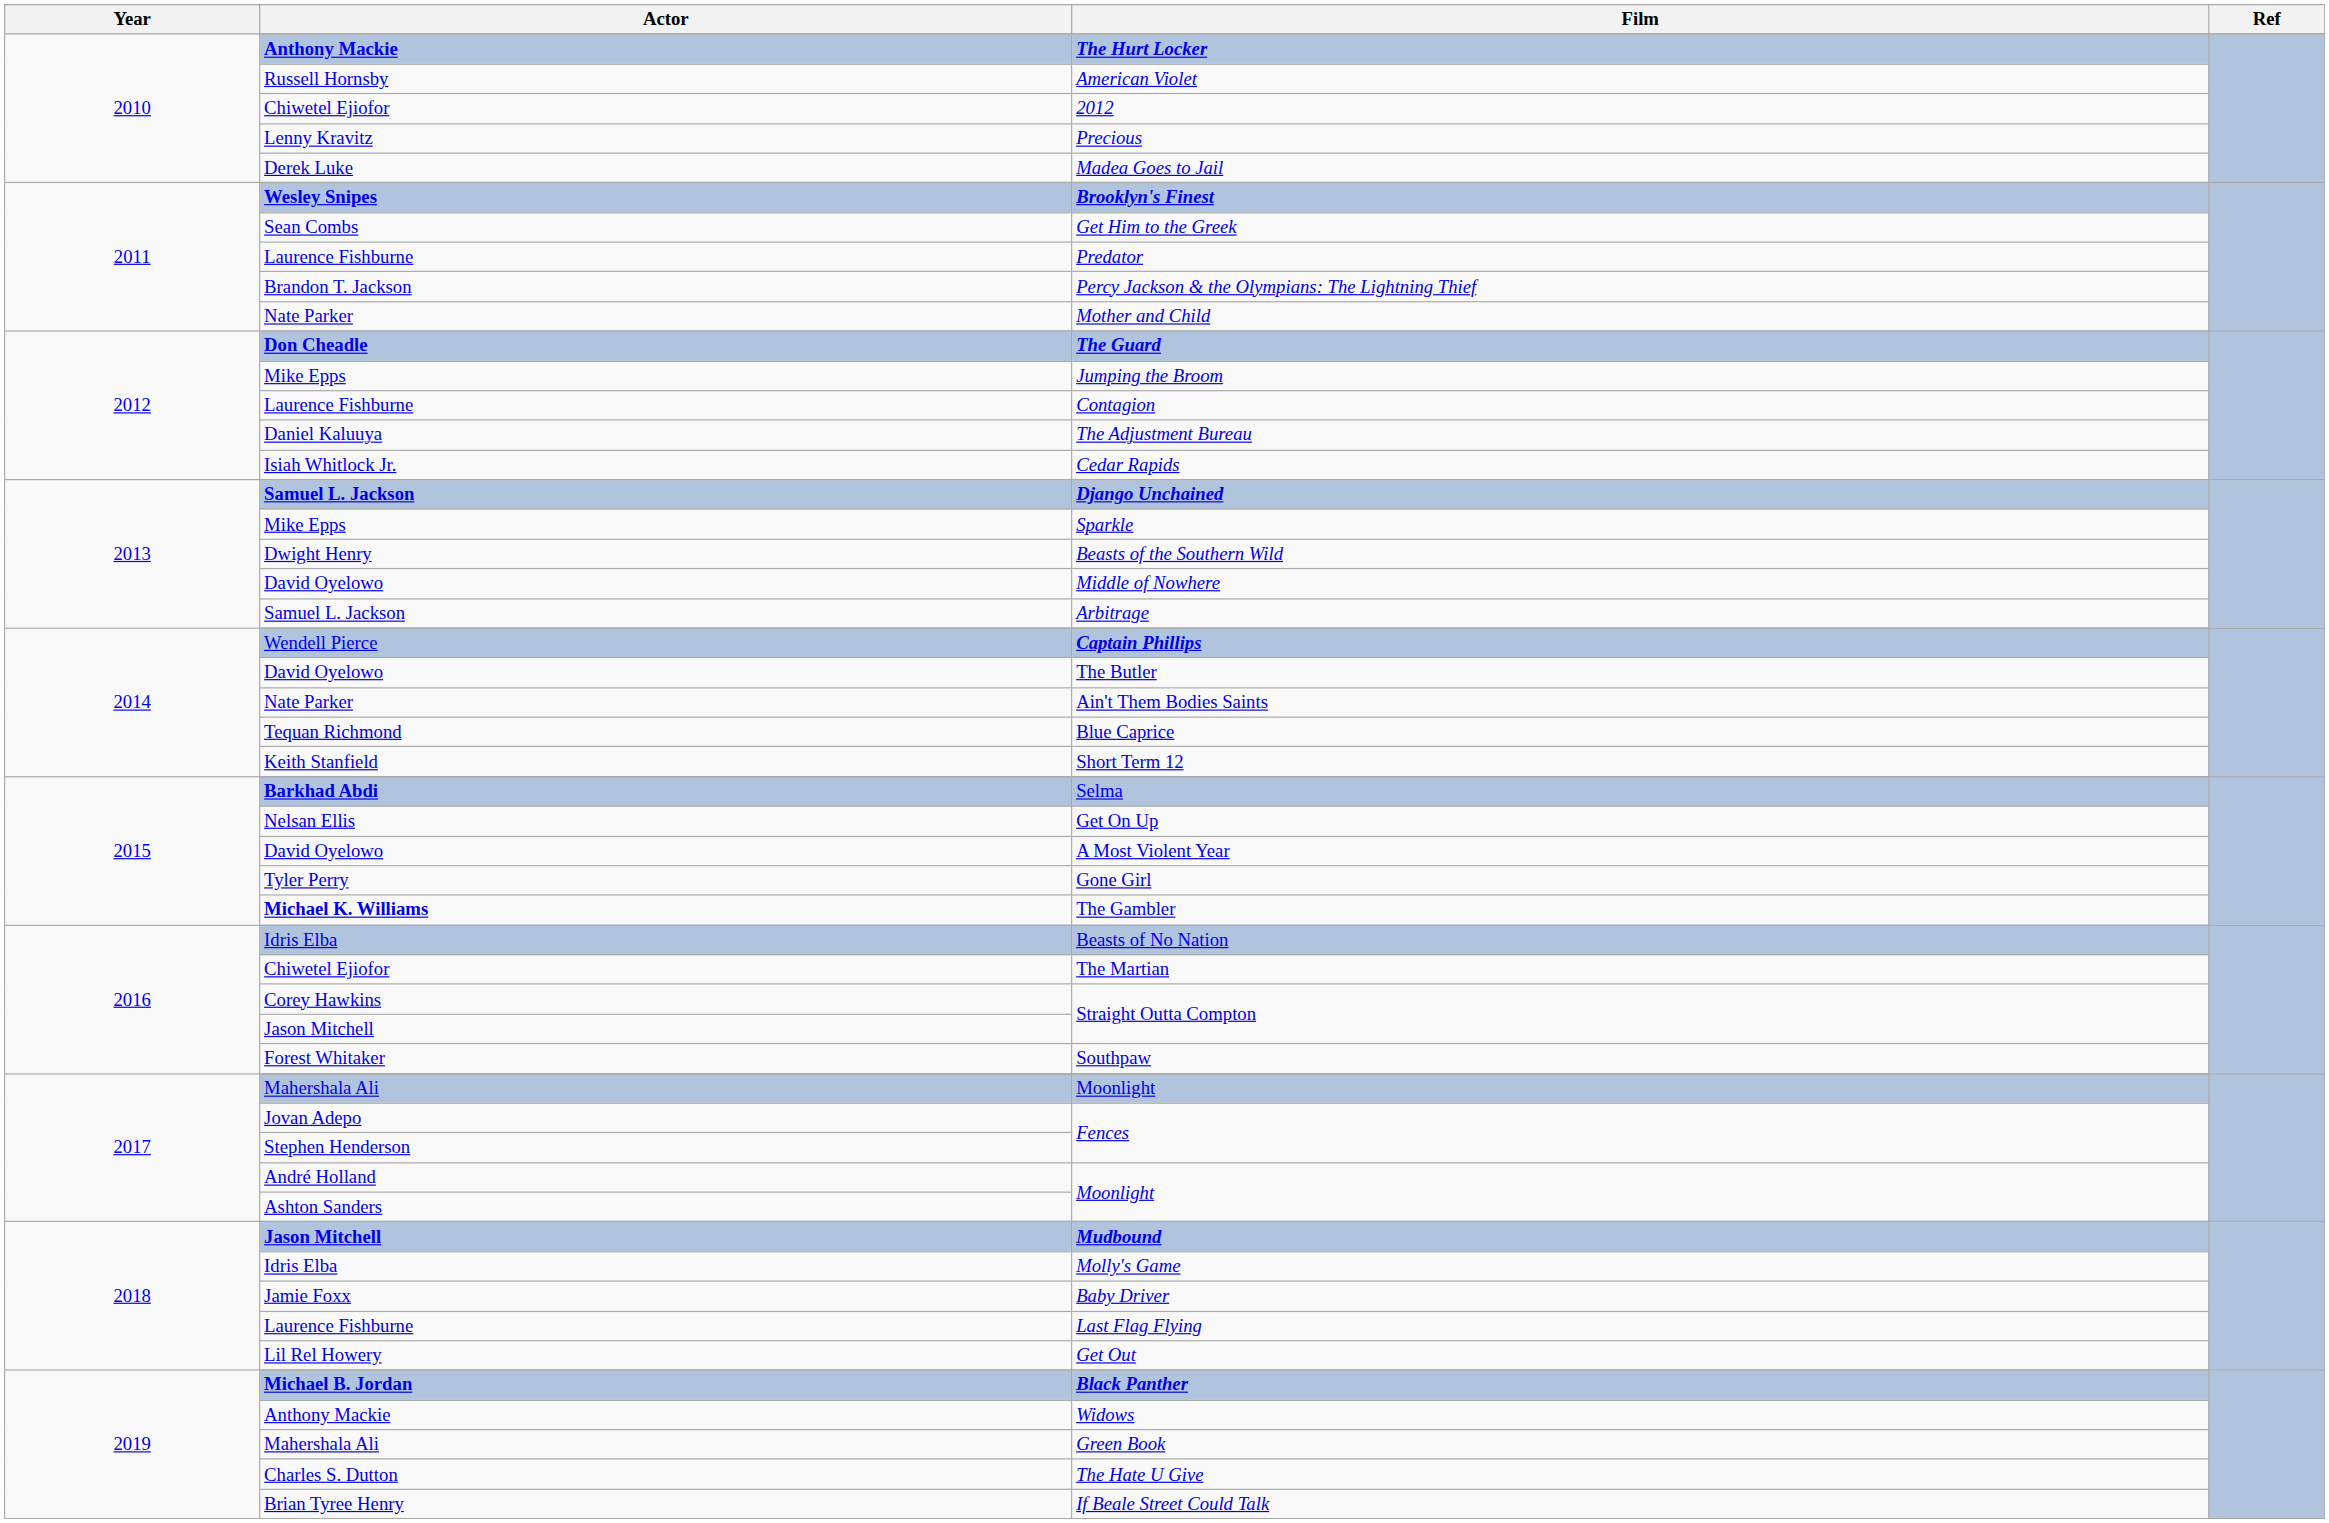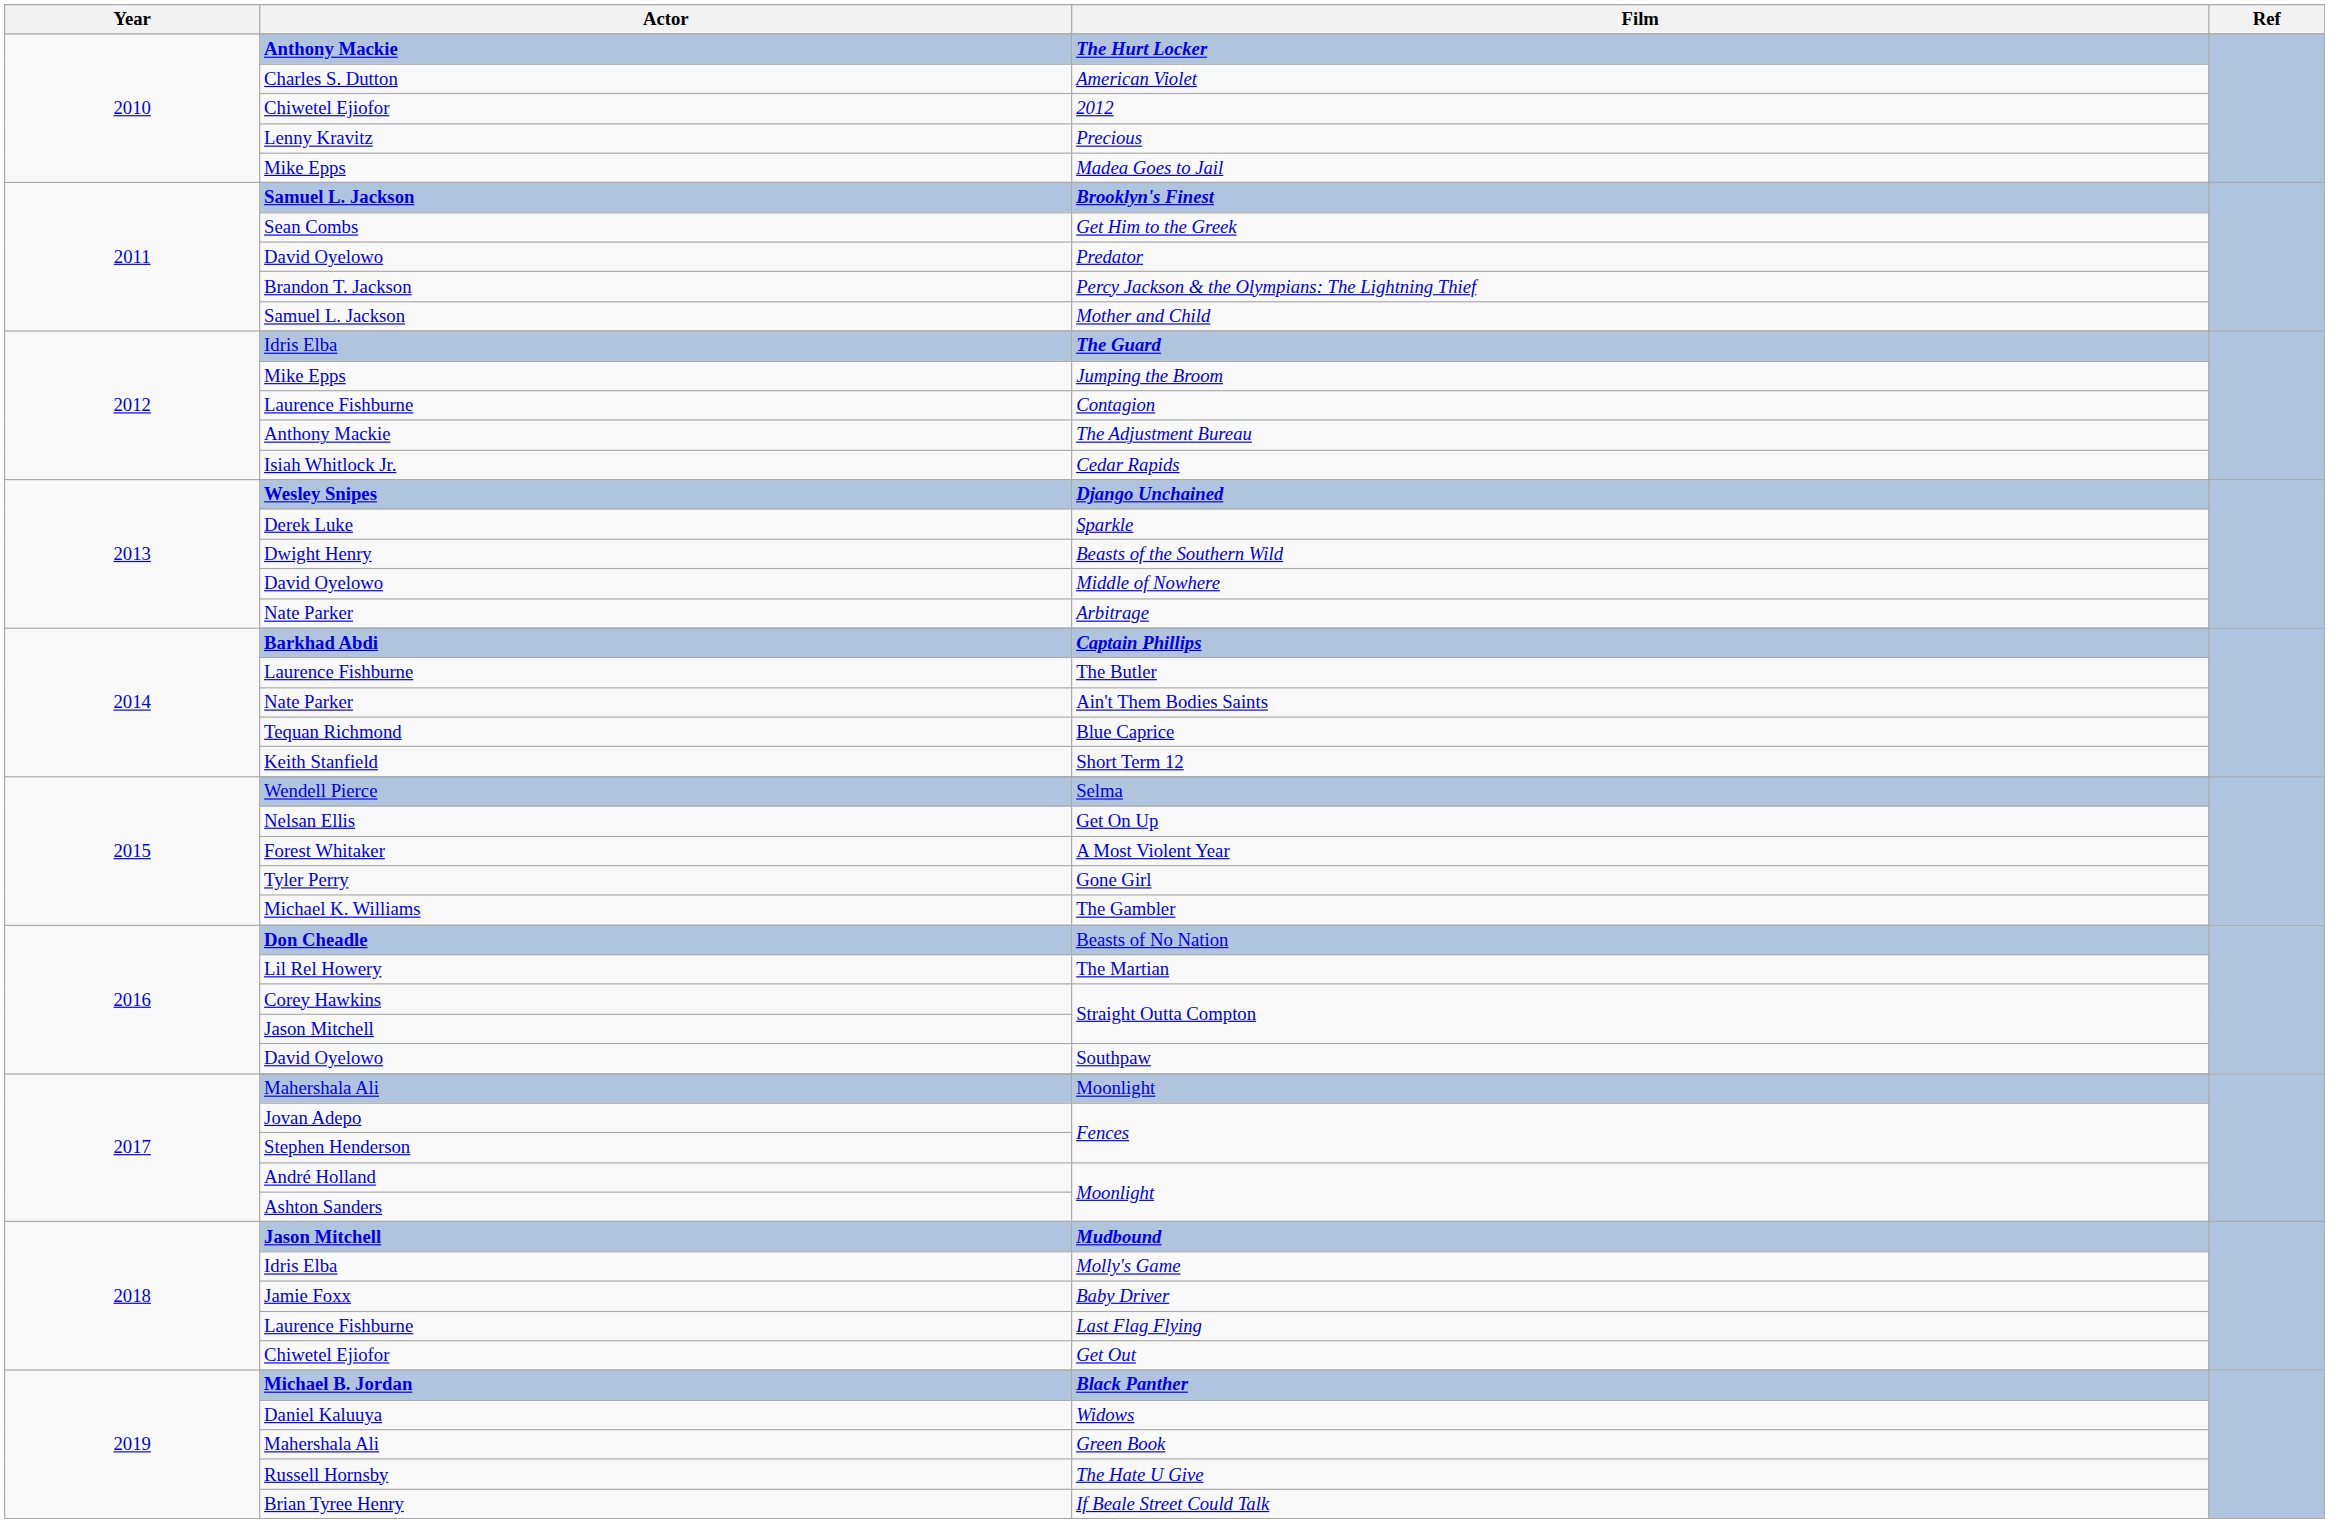(326, 78) Russell Hornsby -> (331, 78) Charles S. Dutton
(309, 167) Derek Luke -> (305, 167) Mike Epps
(321, 197) Wesley Snipes -> (339, 197) Samuel L. Jackson
(339, 256) Laurence Fishburne -> (324, 256) David Oyelowo
(309, 316) Nate Parker -> (335, 316) Samuel L. Jackson
(316, 345) Don Cheadle -> (301, 345) Idris Elba
(323, 434) Daniel Kaluuya -> (327, 434) Anthony Mackie
(339, 494) Samuel L. Jackson -> (321, 494) Wesley Snipes
(305, 524) Mike Epps -> (309, 524) Derek Luke
(335, 613) Samuel L. Jackson -> (309, 613) Nate Parker
(321, 642) Wendell Pierce -> (321, 642) Barkhad Abdi
(324, 672) David Oyelowo -> (339, 672) Laurence Fishburne
(321, 791) Barkhad Abdi -> (321, 791) Wendell Pierce
(324, 850) David Oyelowo -> (324, 850) Forest Whitaker
(346, 910) bold -> (342, 910) normal
(301, 939) Idris Elba -> (316, 939) Don Cheadle
(327, 969) Chiwetel Ejiofor -> (323, 969) Lil Rel Howery
(324, 1058) Forest Whitaker -> (324, 1058) David Oyelowo
(323, 1355) Lil Rel Howery -> (327, 1355) Chiwetel Ejiofor
(327, 1414) Anthony Mackie -> (323, 1414) Daniel Kaluuya
(331, 1474) Charles S. Dutton -> (326, 1474) Russell Hornsby
